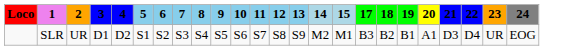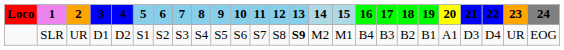+ column: (366, 14)
(299, 34) normal -> (299, 34) bold
